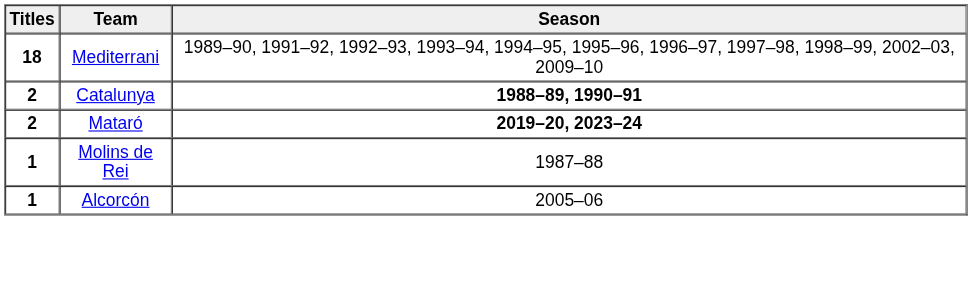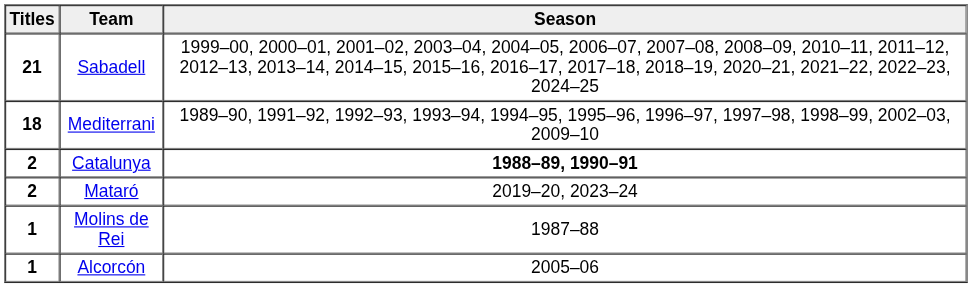+ row: (111, 67)
(569, 123) bold -> (565, 191) normal
